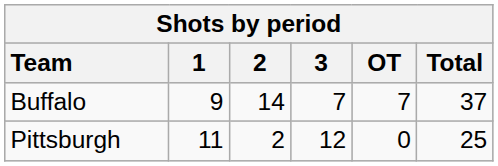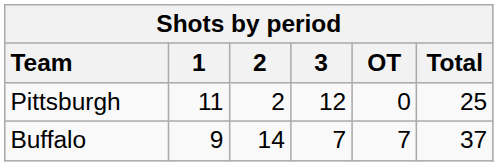rows swapped: (66, 140) <-> (48, 101)
